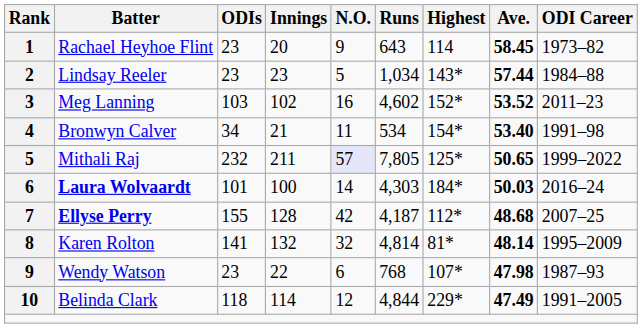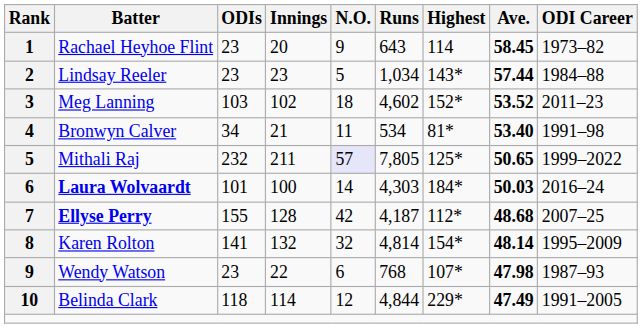(344, 103) 16 -> (344, 103) 18
(445, 131) 154* -> (441, 131) 81*
(441, 243) 81* -> (445, 243) 154*
